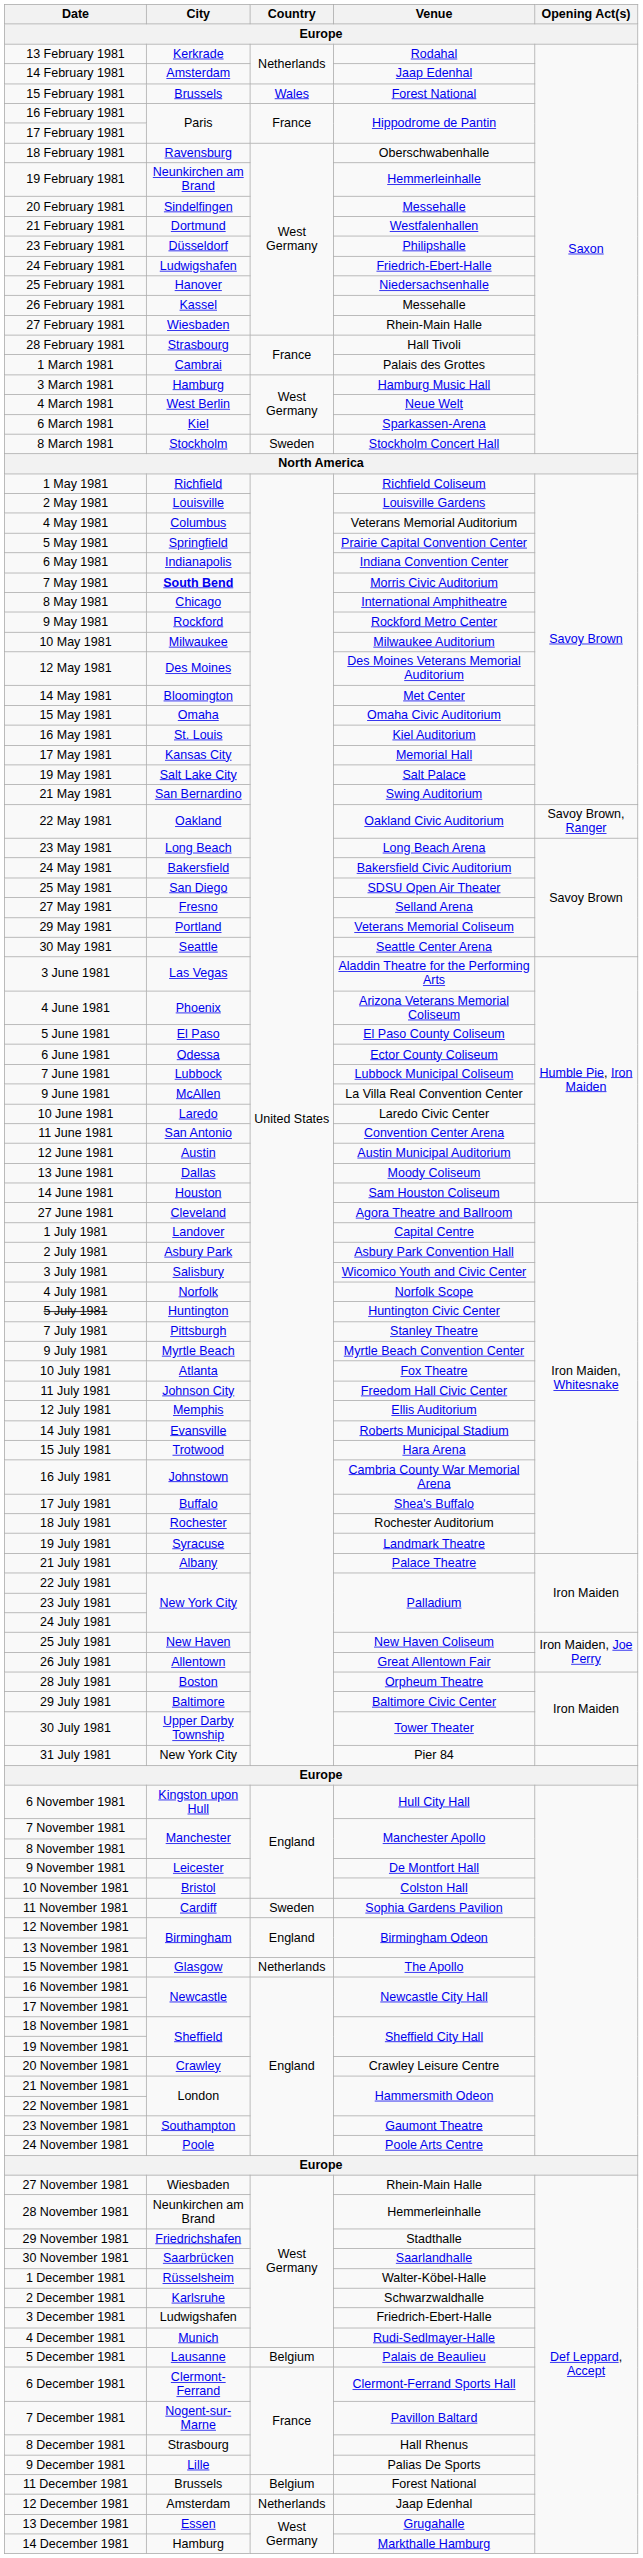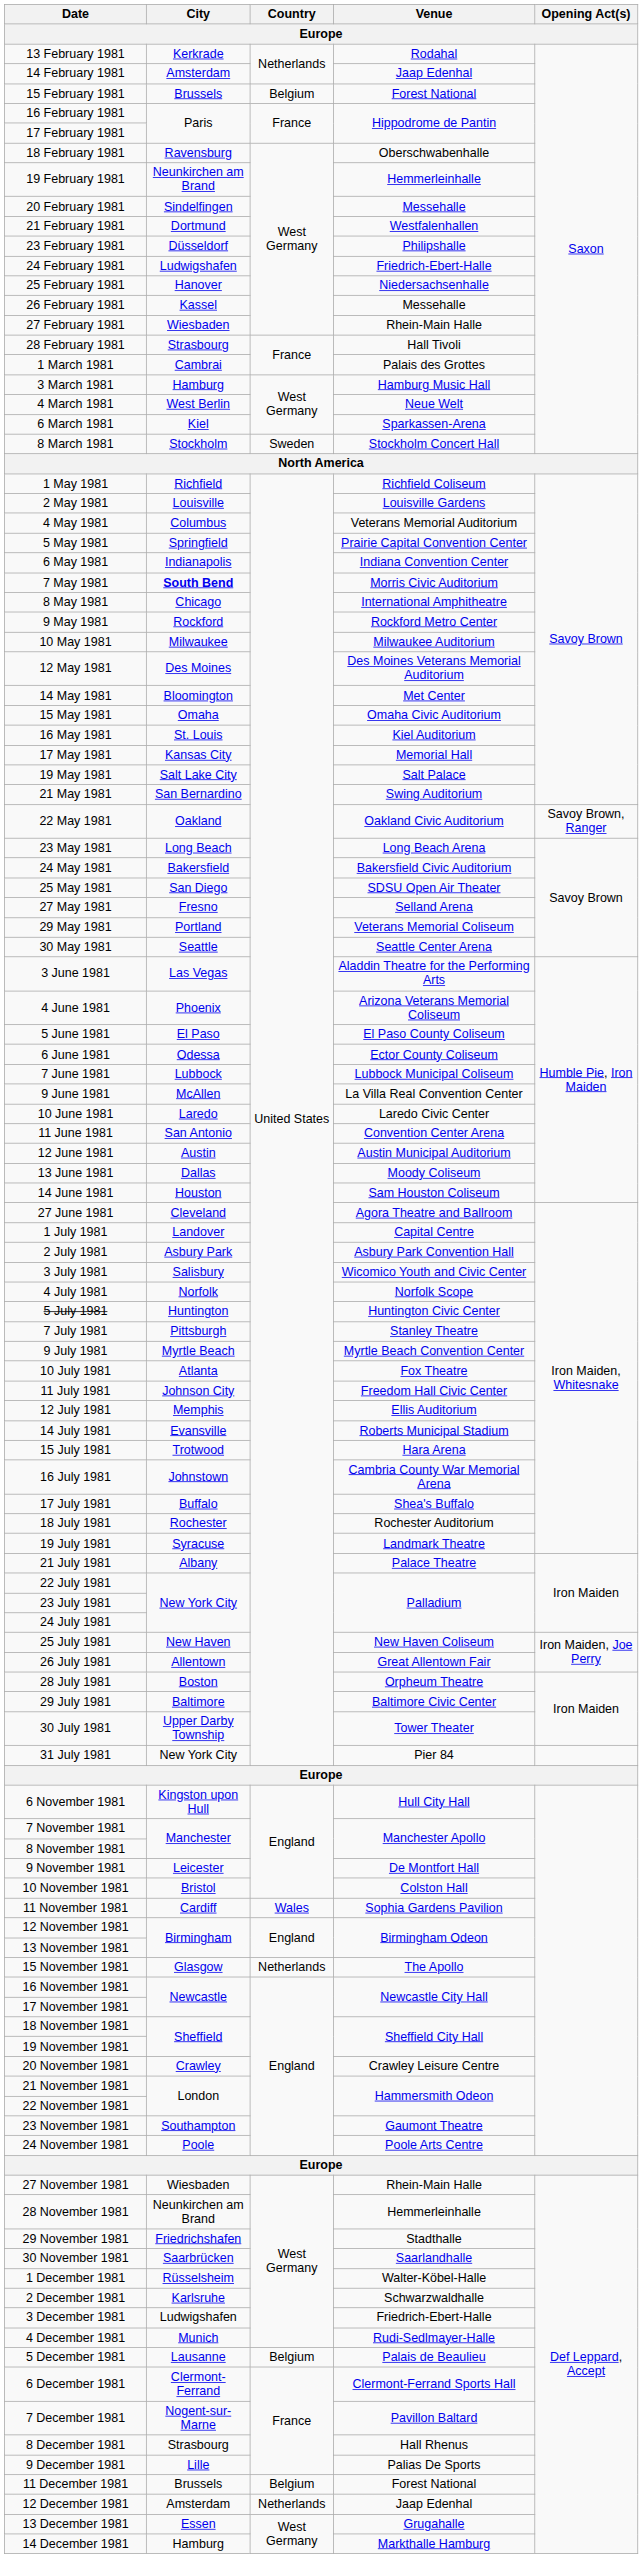(292, 93) Wales -> (292, 93) Belgium
(292, 1908) Sweden -> (292, 1908) Wales
